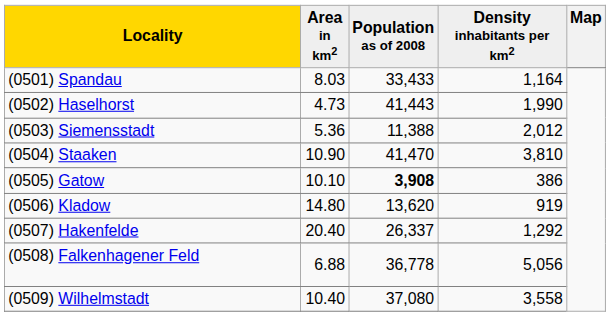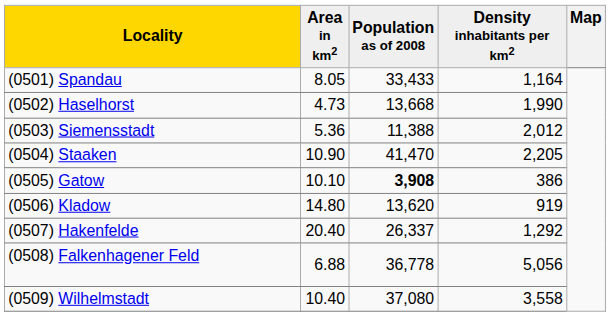(330, 80) 8.03 -> (330, 80) 8.05
(410, 105) 41,443 -> (410, 105) 13,668
(543, 155) 3,810 -> (543, 155) 2,205
